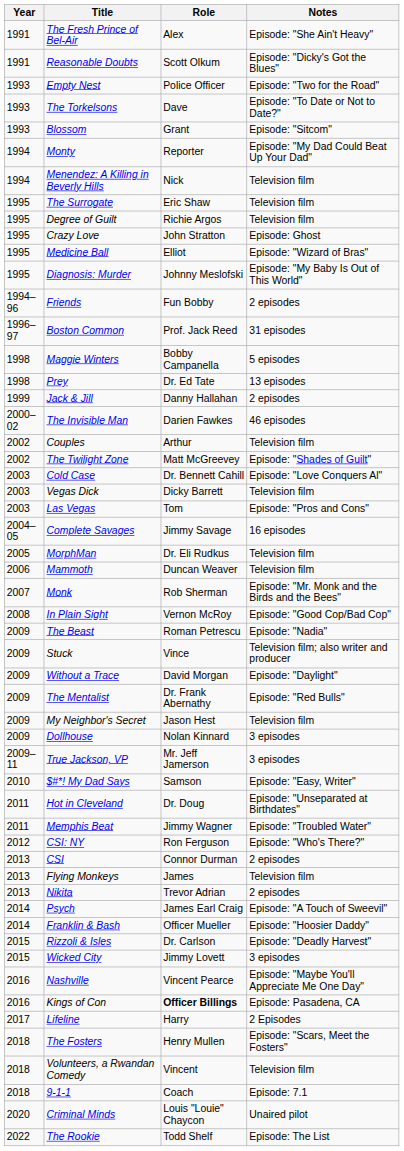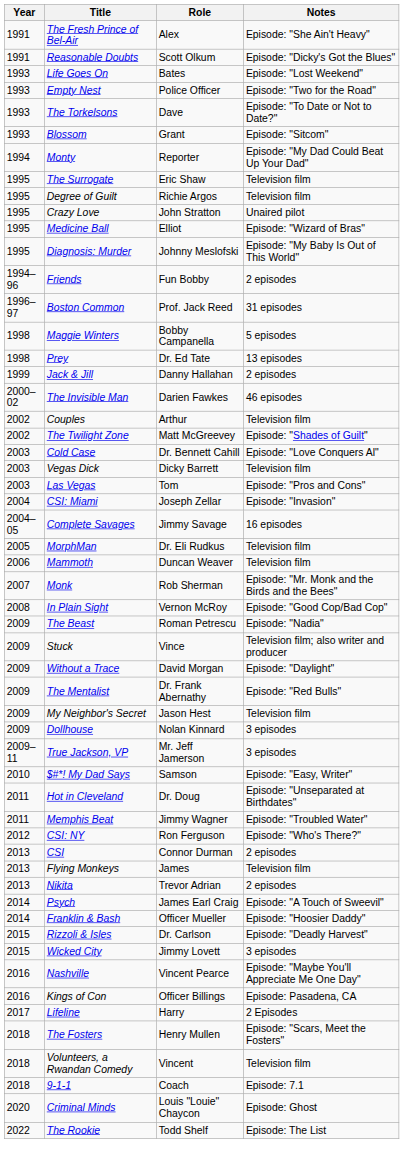+ row: (77, 73)
- row: (98, 180)
(285, 236) Episode: Ghost -> (275, 212) Unaired pilot
+ row: (72, 502)
(200, 1003) bold -> (192, 996) normal
(279, 1115) Unaired pilot -> (281, 1108) Episode: Ghost
